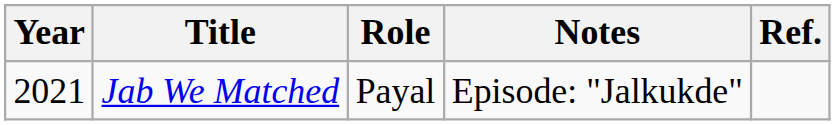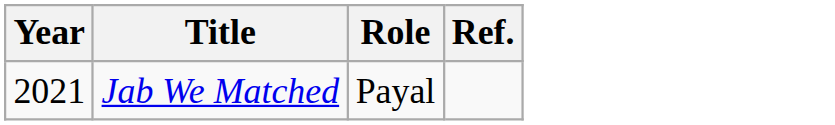- column: (597, 32)
